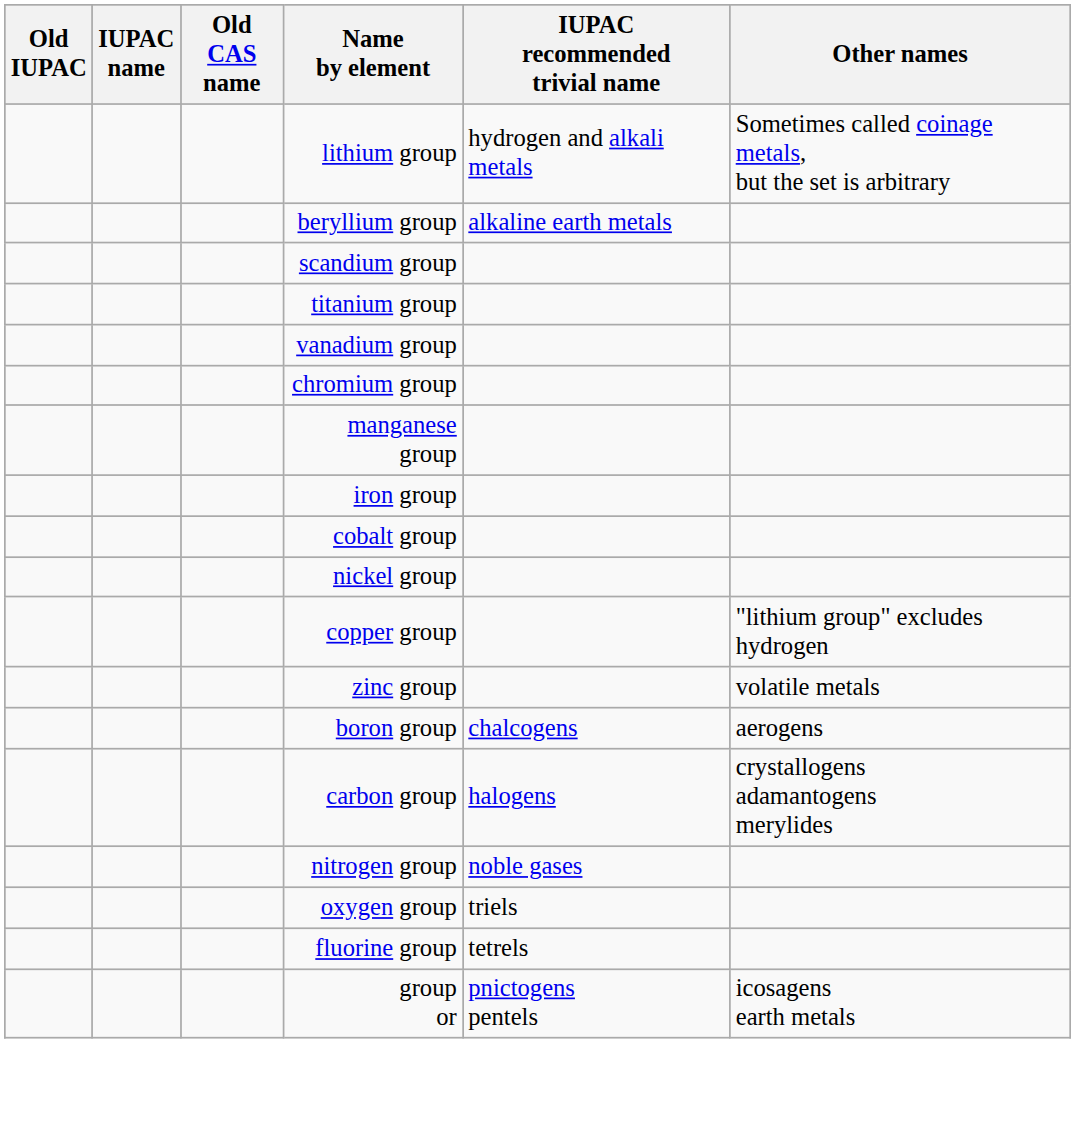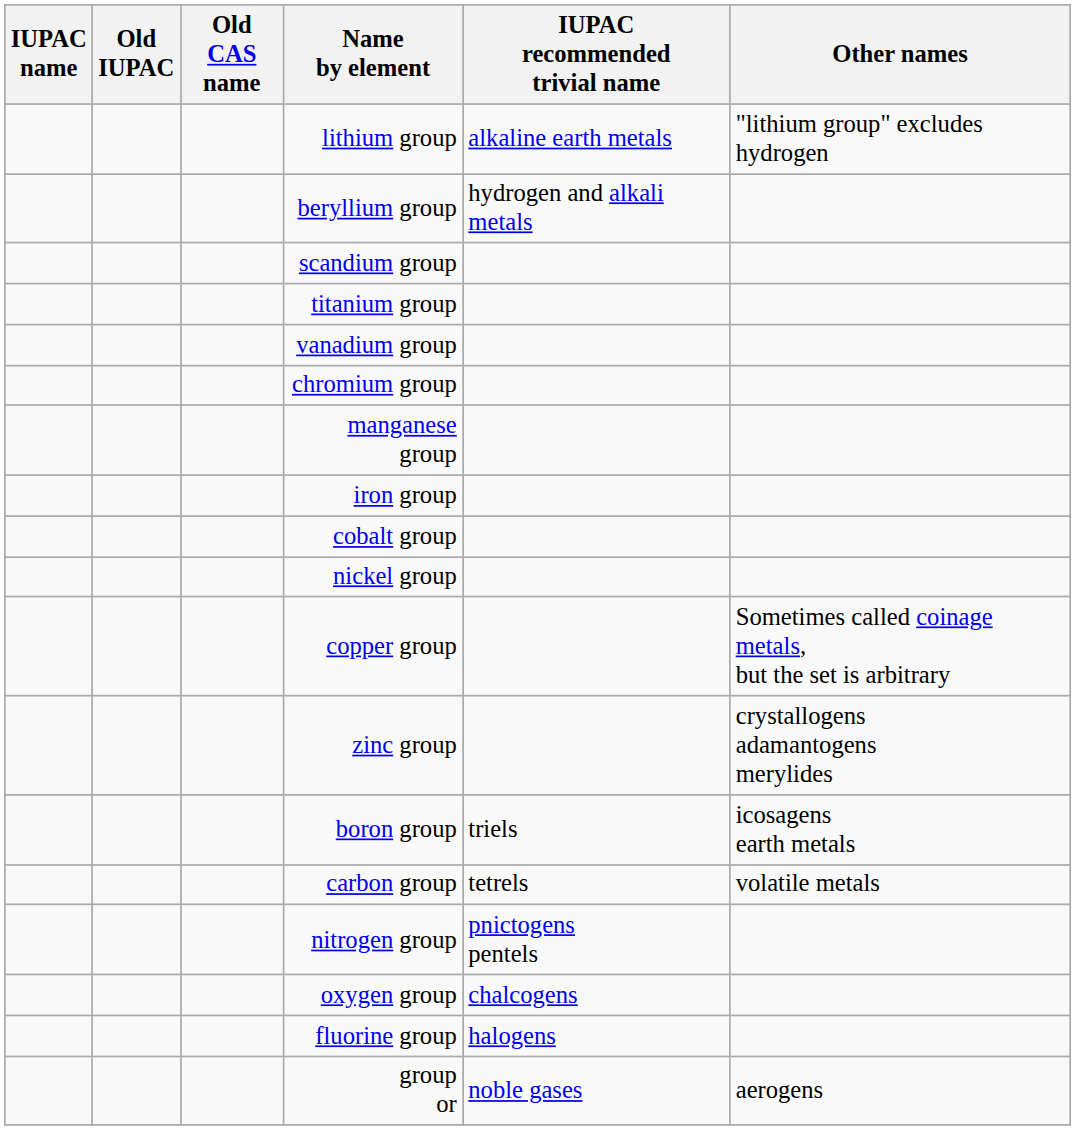columns swapped: (136, 54) <-> (49, 54)
(566, 153) hydrogen and alkali metals -> (570, 138) alkaline earth metals
(864, 153) Sometimes called coinage metals, but the set is arbitrary -> (859, 138) "lithium group" excludes hydrogen
(570, 222) alkaline earth metals -> (566, 208) hydrogen and alkali metals
(859, 631) "lithium group" excludes hydrogen -> (864, 646) Sometimes called coinage metals, but the set is arbitrary
(808, 686) volatile metals -> (806, 745) crystallogens adamantogens merylides
(523, 727) chalcogens -> (493, 829) triels
(779, 727) aerogens -> (796, 829) icosagens earth metals
(512, 797) halogens -> (498, 884) tetrels
(806, 797) crystallogens adamantogens merylides -> (808, 884) volatile metals
(525, 866) noble gases -> (522, 939) pnictogens pentels
(493, 907) triels -> (523, 994) chalcogens
(498, 948) tetrels -> (512, 1035) halogens
(522, 1003) pnictogens pentels -> (525, 1090) noble gases
(796, 1003) icosagens earth metals -> (779, 1090) aerogens
